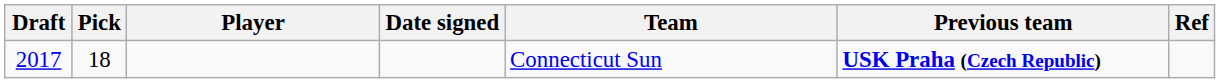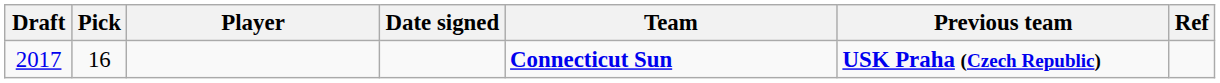(99, 58) 18 -> (99, 58) 16
(586, 58) normal -> (591, 58) bold
